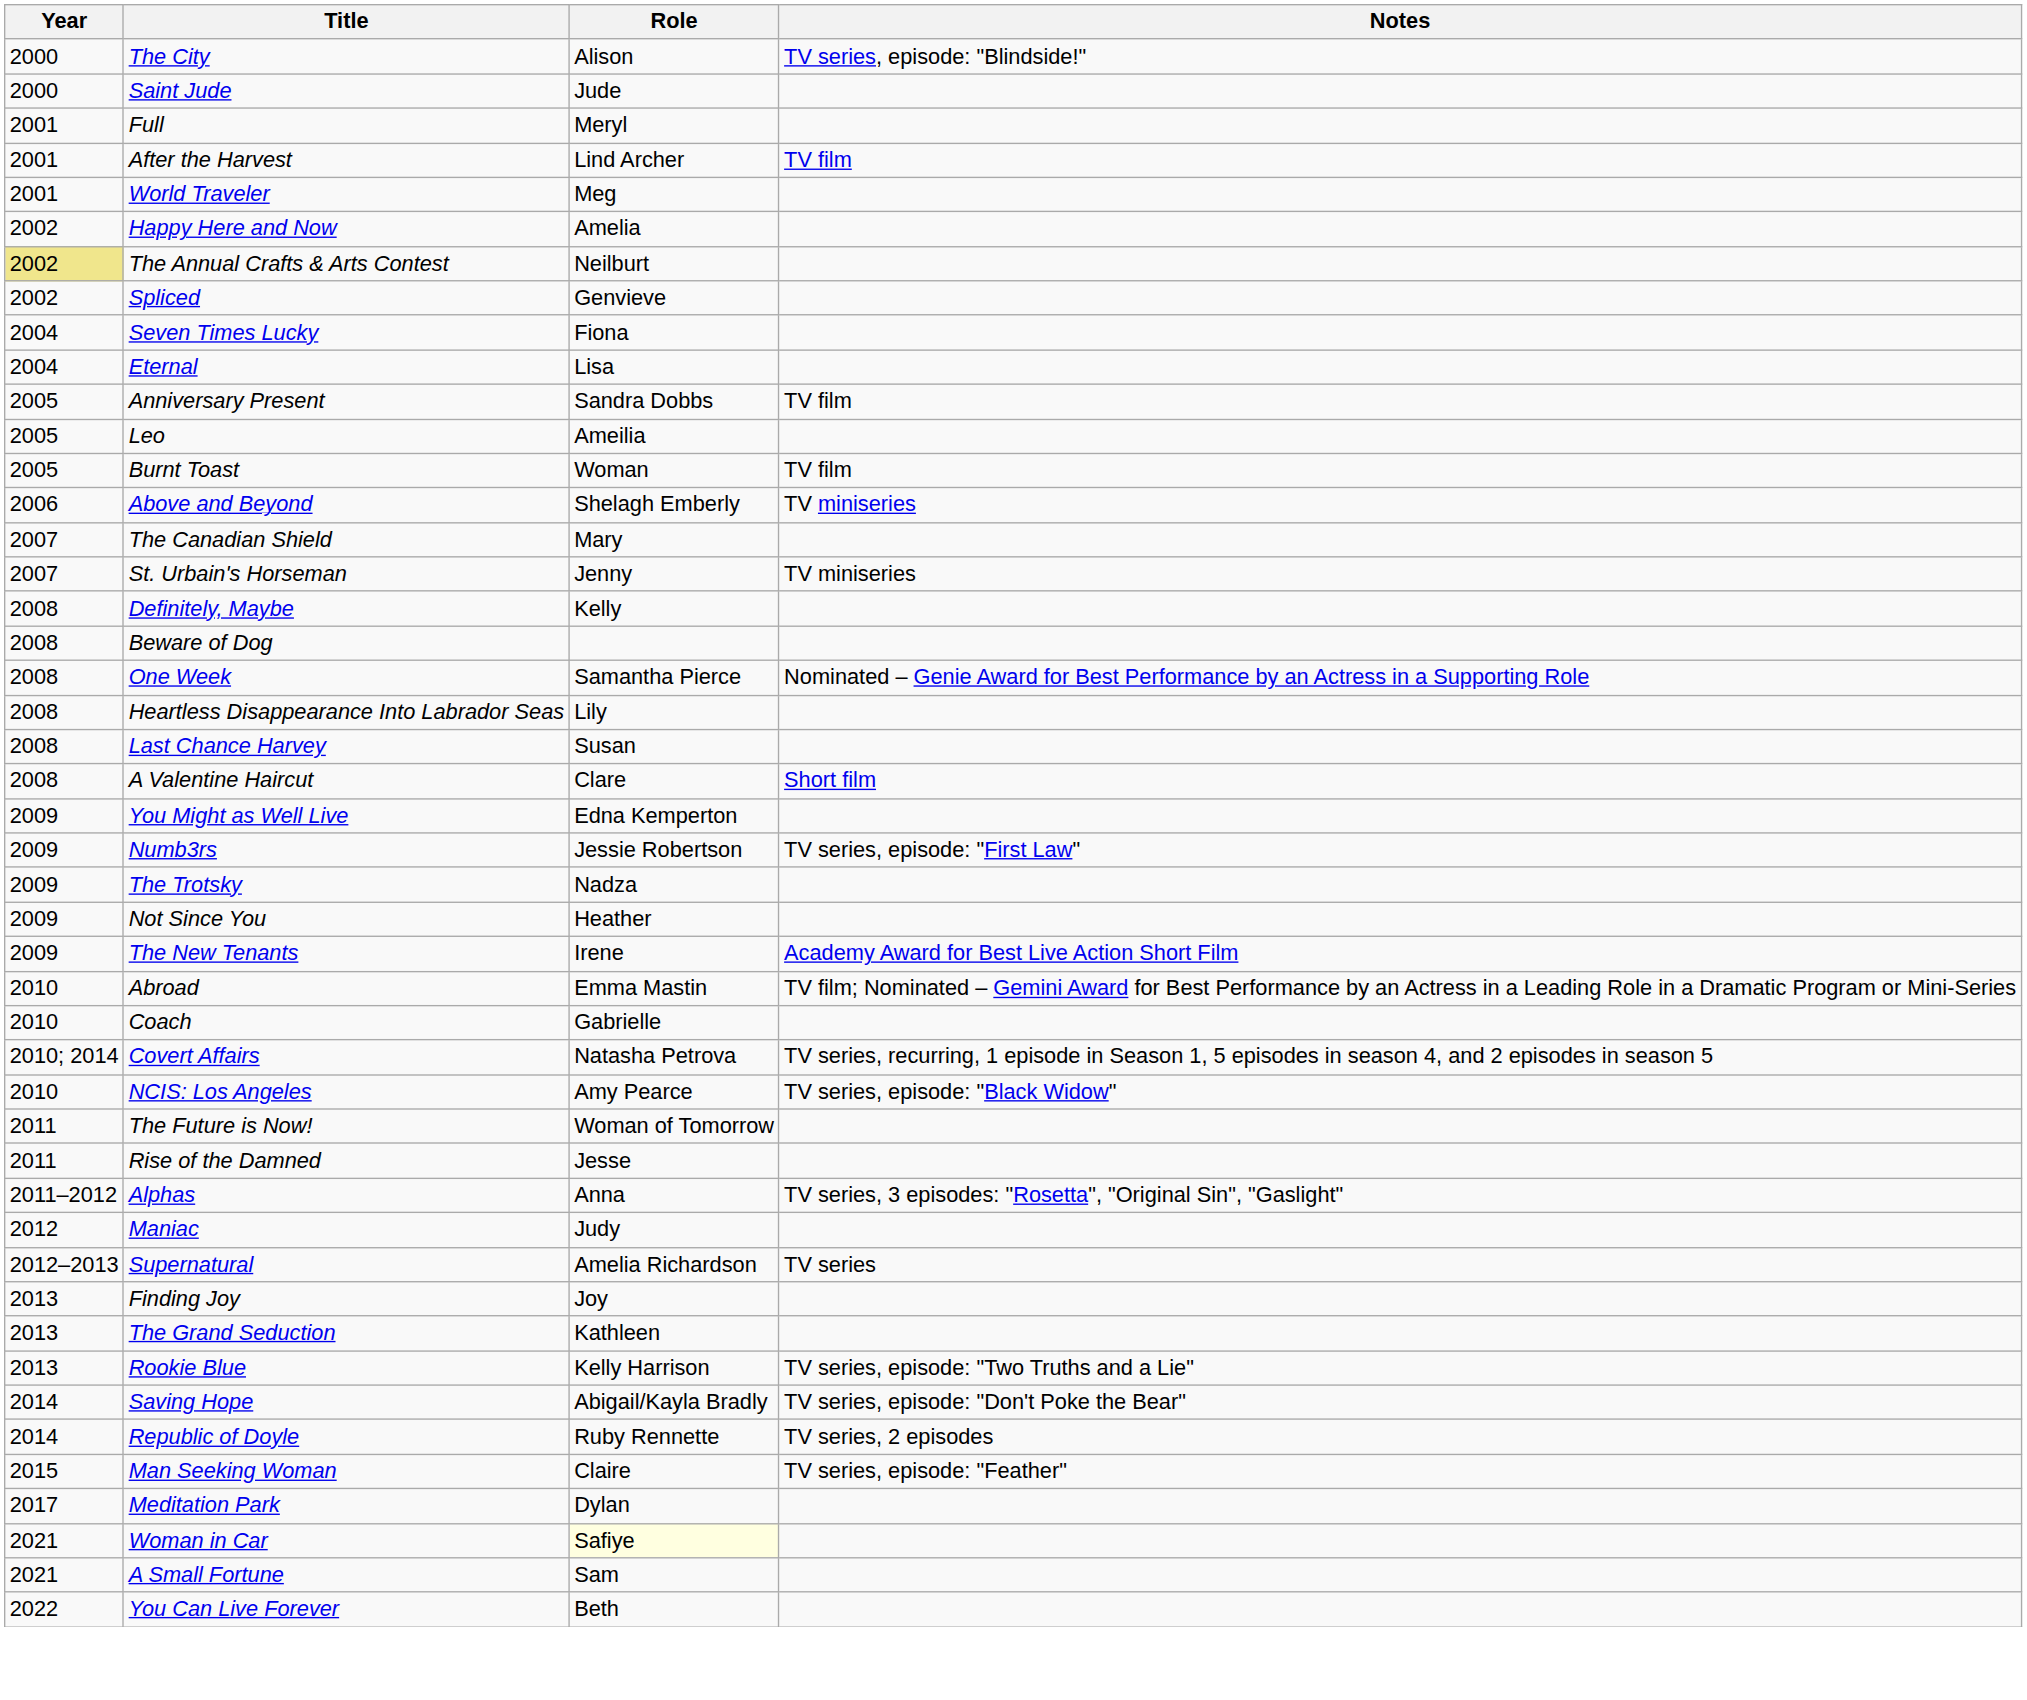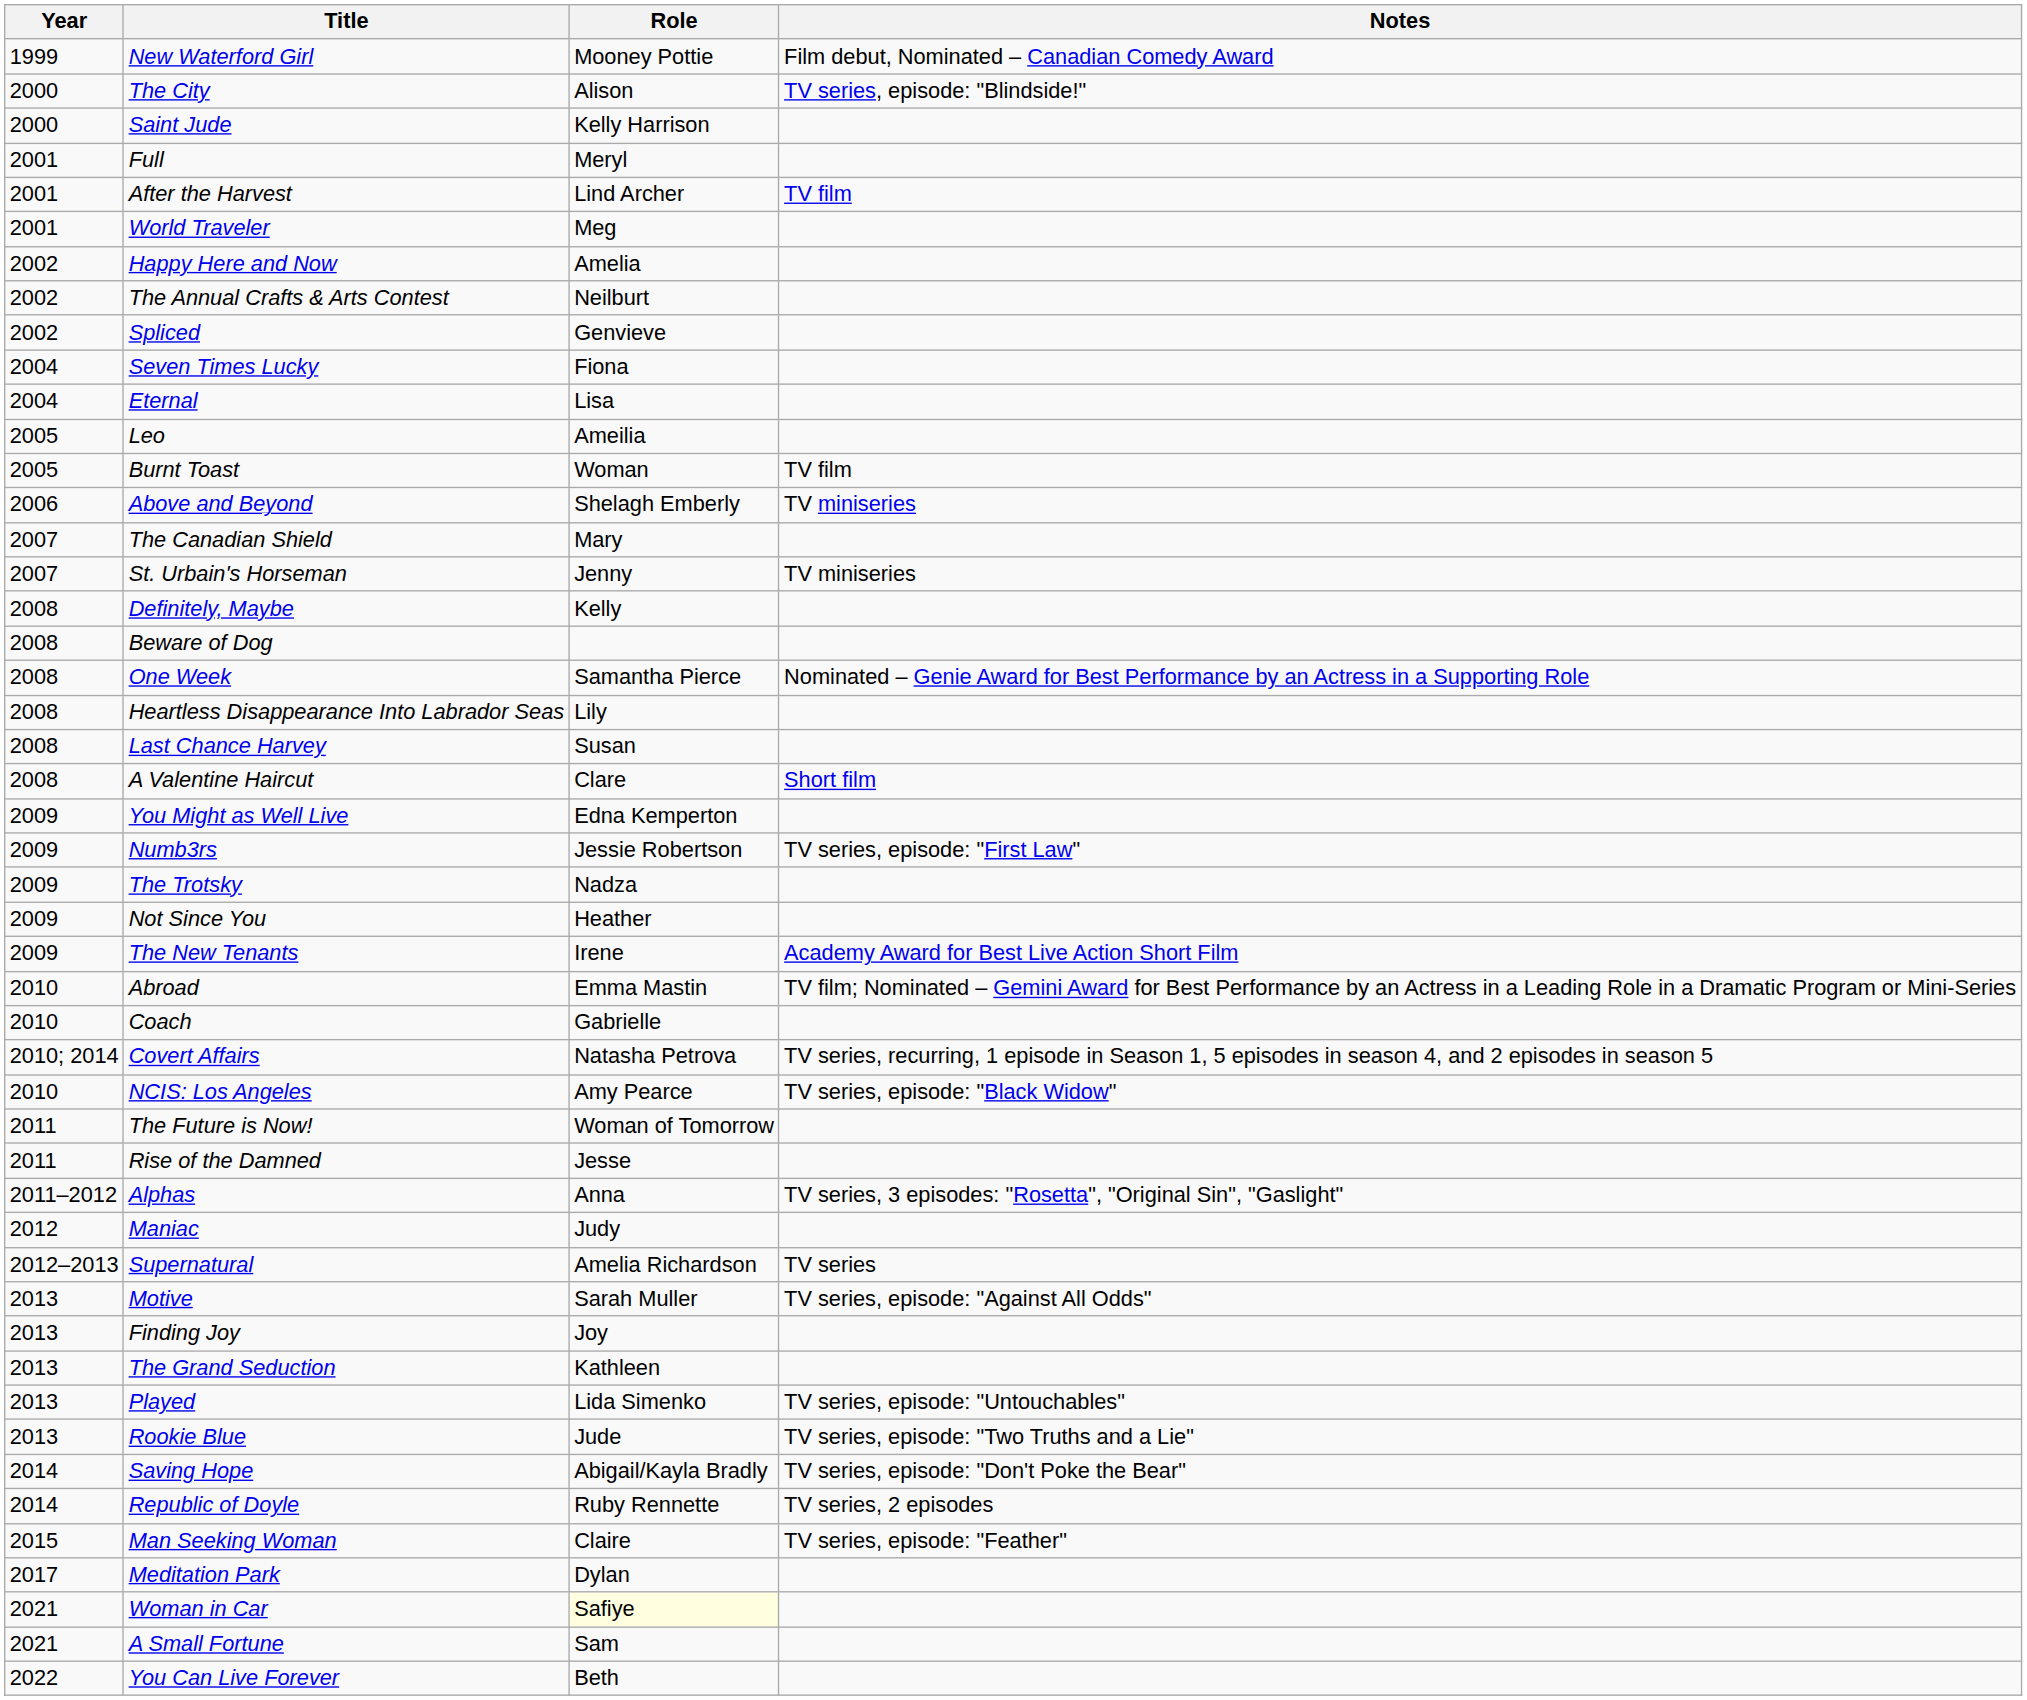+ row: (221, 56)
(598, 90) Jude -> (642, 125) Kelly Harrison
(34, 263) khaki background -> (34, 297) no background
- row: (227, 401)
+ row: (161, 1298)
+ row: (162, 1402)
(642, 1367) Kelly Harrison -> (598, 1436) Jude
